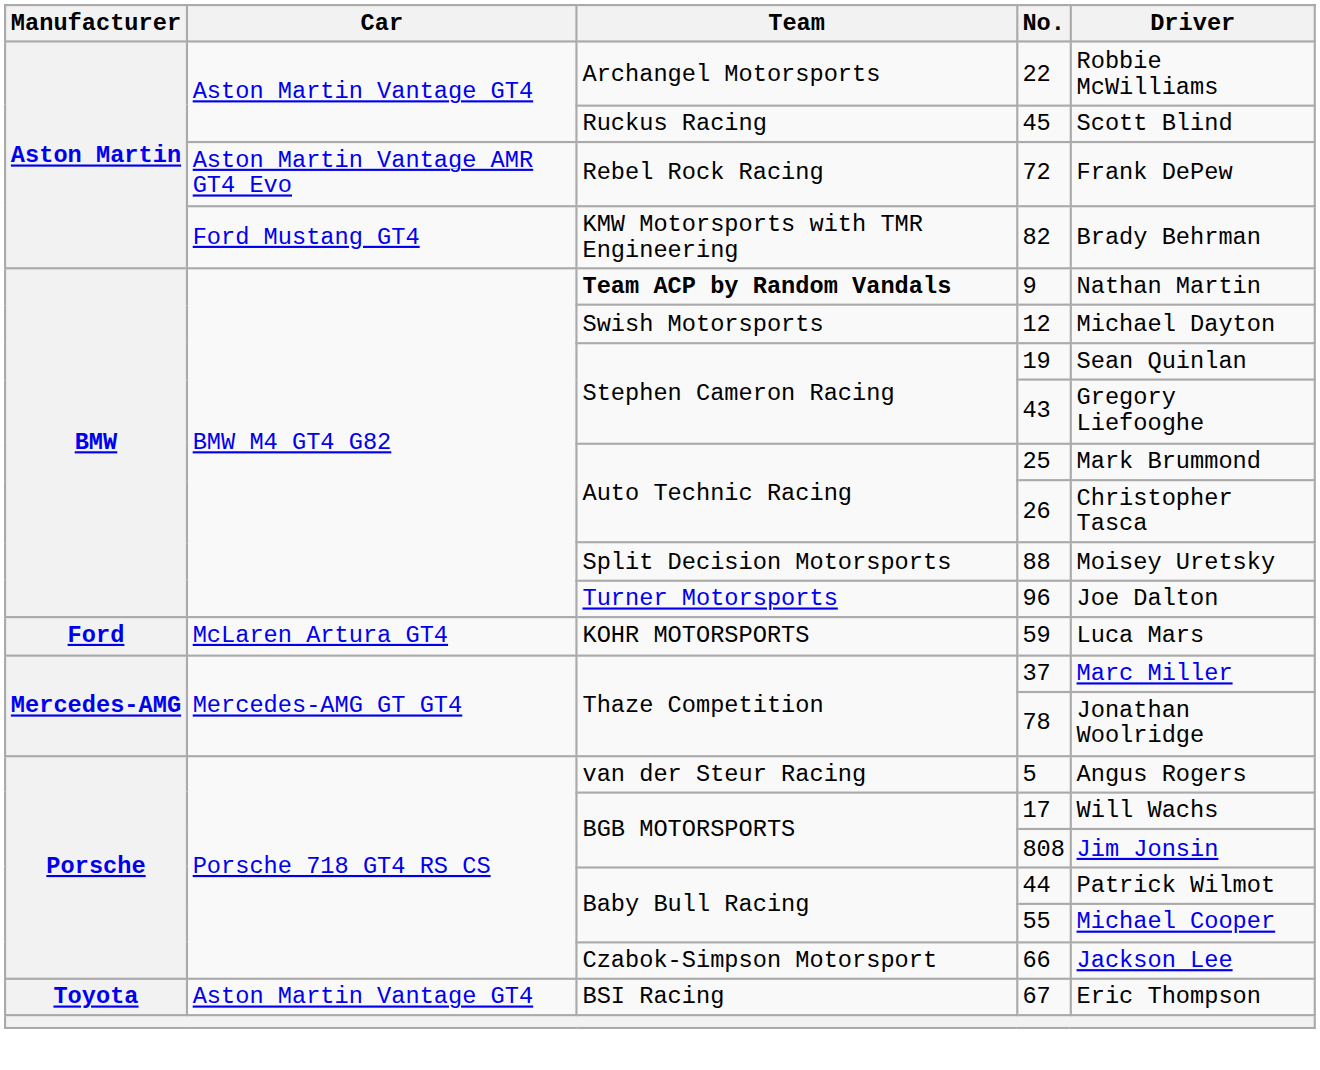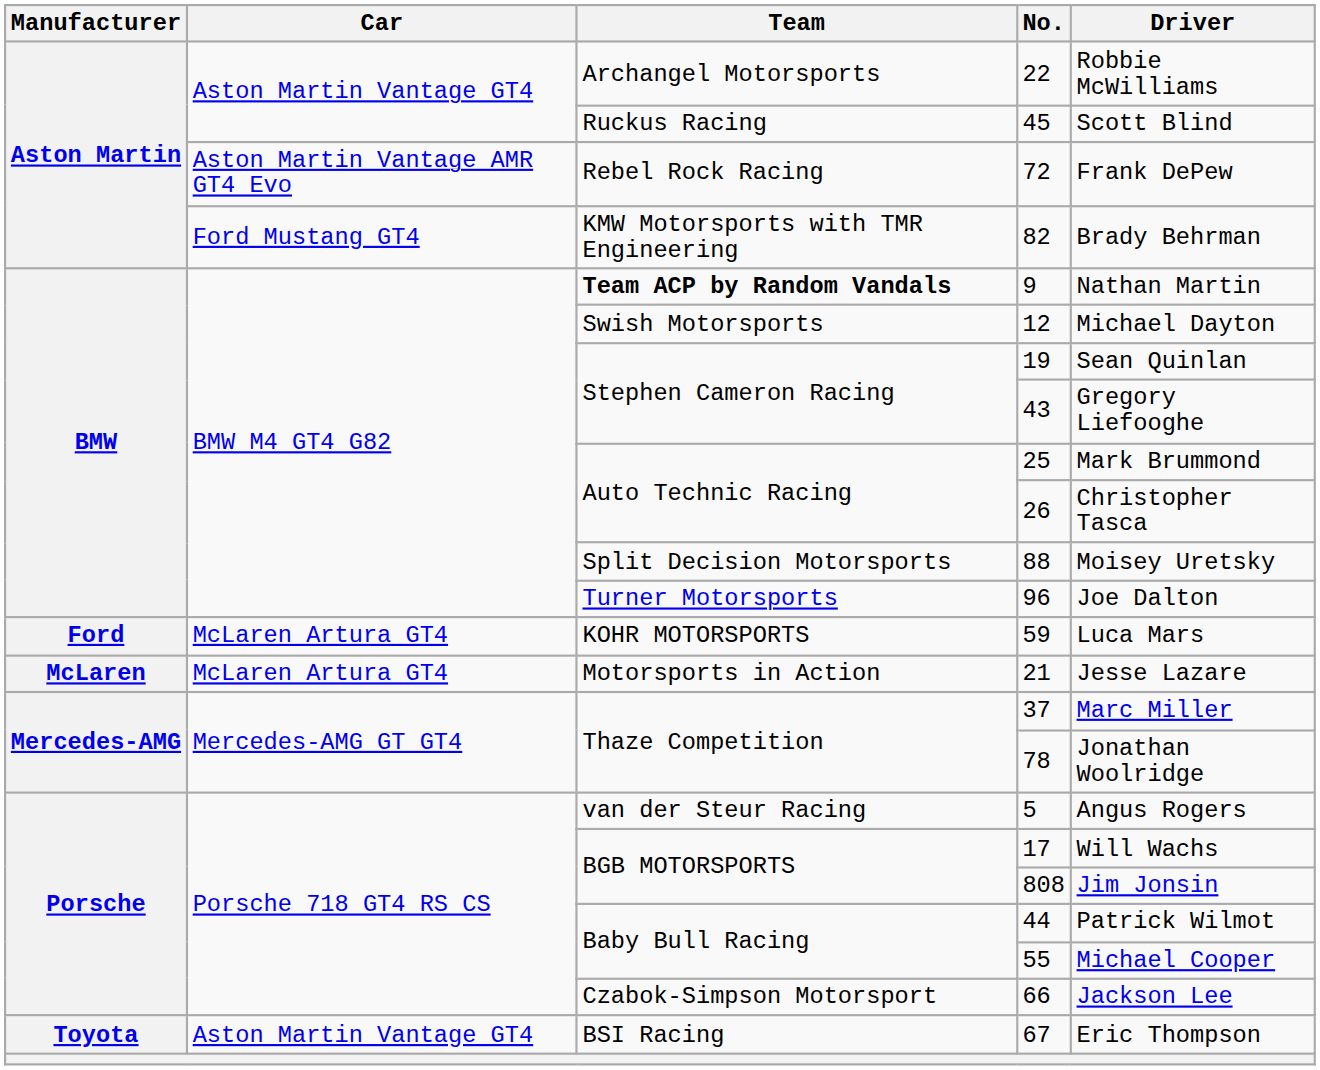+ row: (1037, 674)
